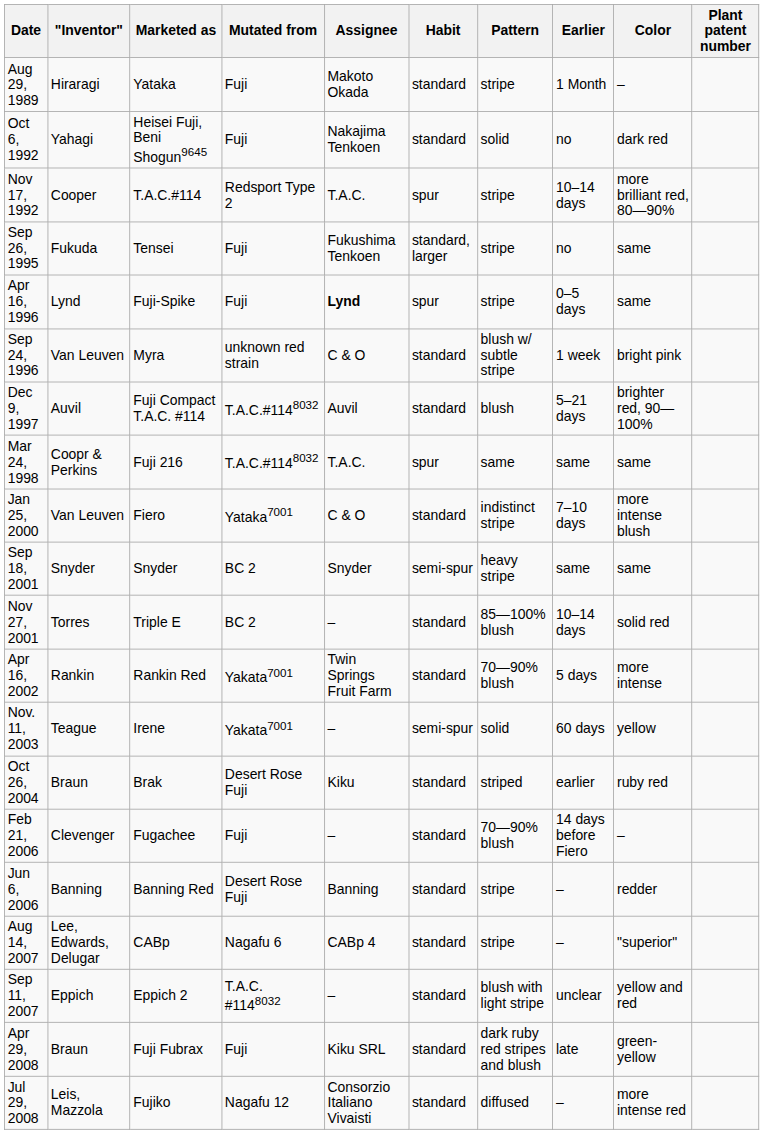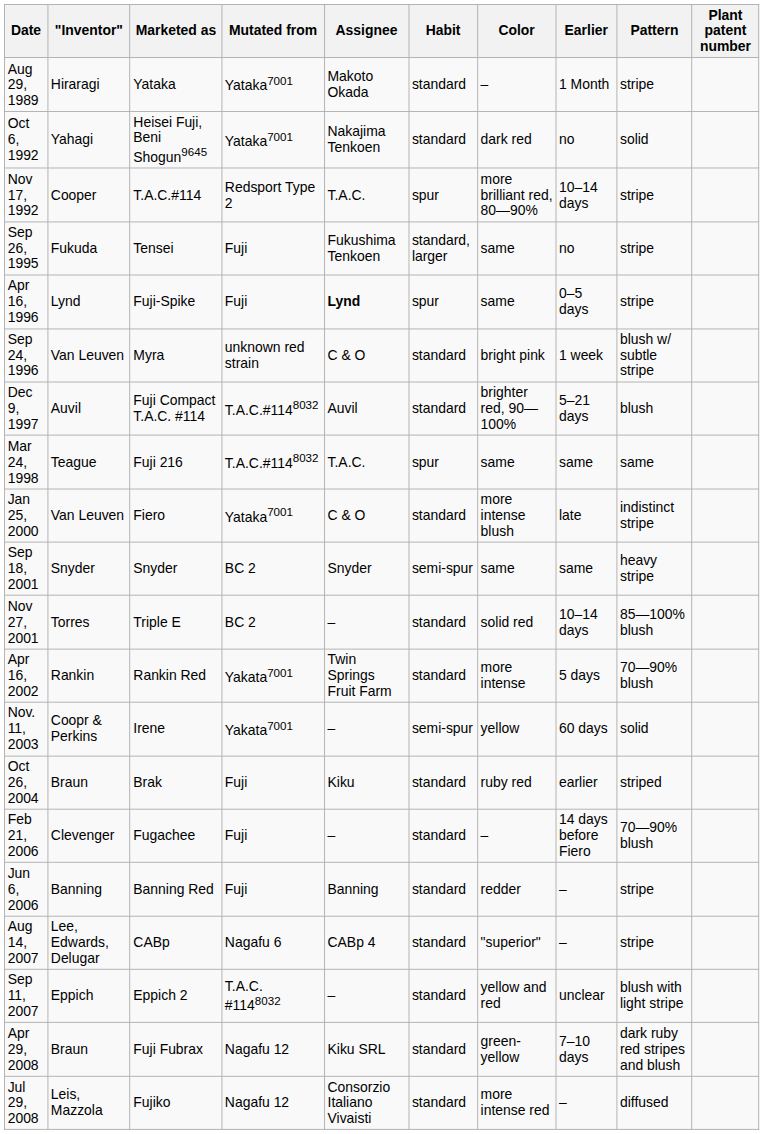columns swapped: (515, 31) <-> (653, 31)
(236, 84) Fuji -> (259, 84) Yataka7001
(236, 139) Fuji -> (259, 139) Yataka7001
(76, 462) Coopr & Perkins -> (74, 462) Teague
(572, 515) 7–10 days -> (570, 515) late
(74, 729) Teague -> (76, 729) Coopr & Perkins
(264, 782) Desert Rose Fuji -> (236, 782) Fuji
(264, 889) Desert Rose Fuji -> (236, 889) Fuji
(236, 1049) Fuji -> (257, 1049) Nagafu 12
(567, 1049) late -> (574, 1049) 7–10 days
